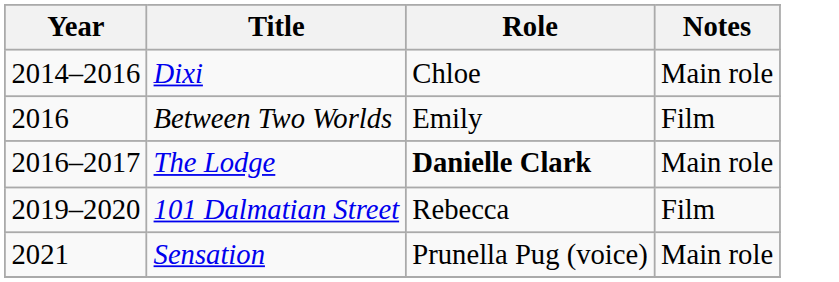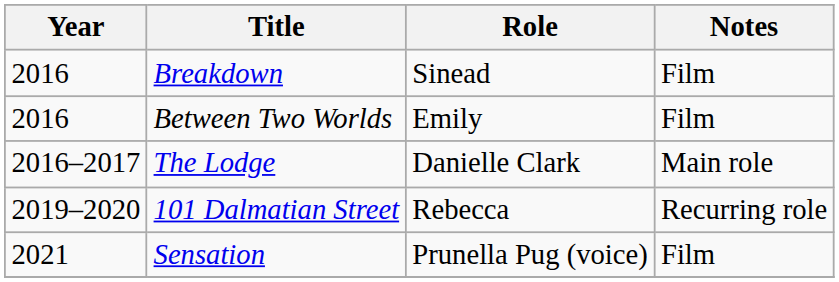- row: (178, 72)
+ row: (218, 72)
(502, 163) bold -> (496, 163) normal
(688, 208) Film -> (744, 208) Recurring role
(717, 254) Main role -> (688, 254) Film
